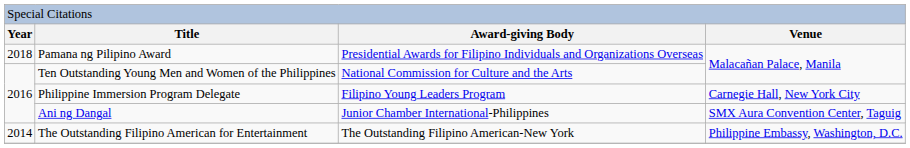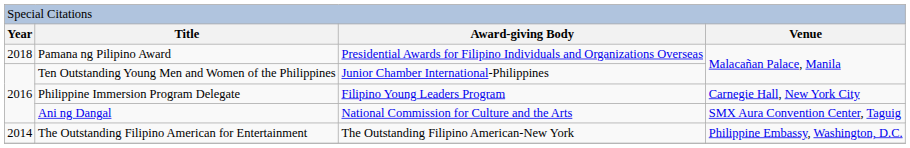(457, 73) National Commission for Culture and the Arts -> (445, 73) Junior Chamber International-Philippines
(445, 113) Junior Chamber International-Philippines -> (457, 113) National Commission for Culture and the Arts
